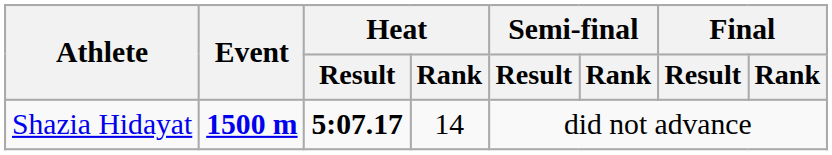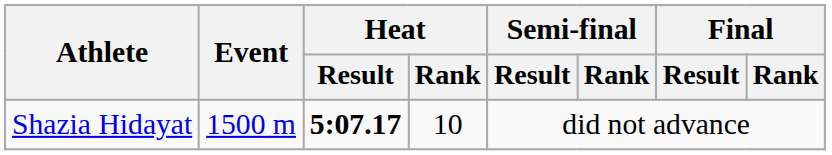(252, 124) bold -> (251, 124) normal
(449, 124) 14 -> (448, 124) 10
